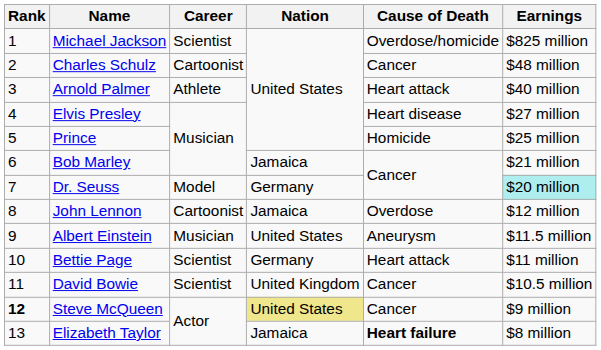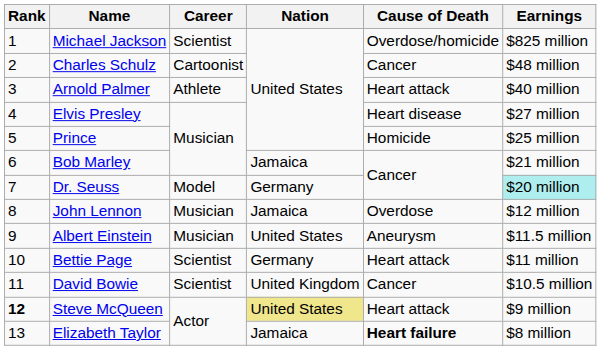(208, 211) Cartoonist -> (204, 211) Musician
(392, 308) Cancer -> (408, 308) Heart attack
